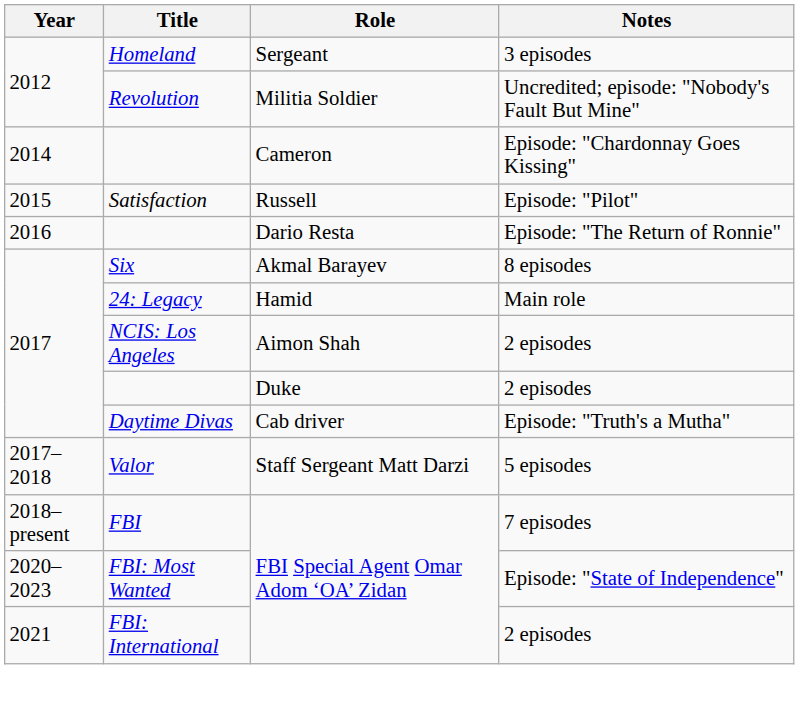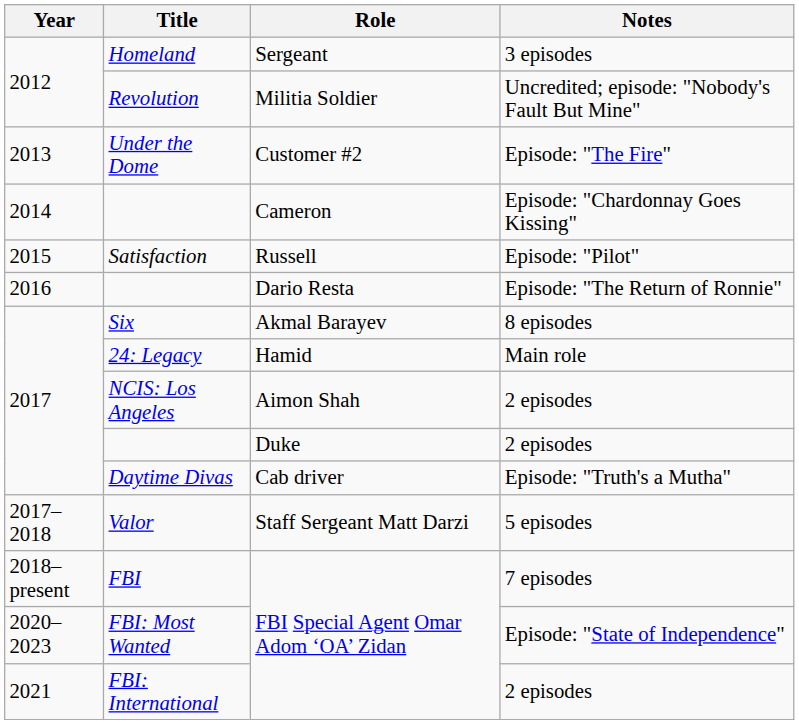+ row: (150, 155)
